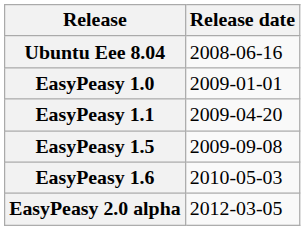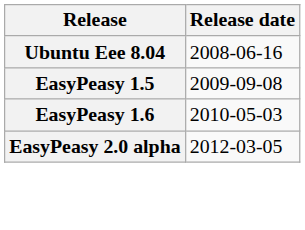- row: (95, 83)
- row: (95, 114)
